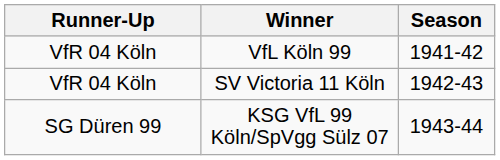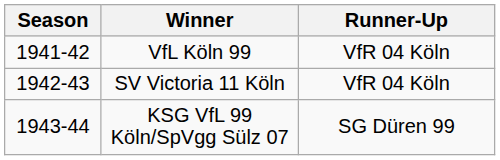columns swapped: (446, 20) <-> (103, 20)
